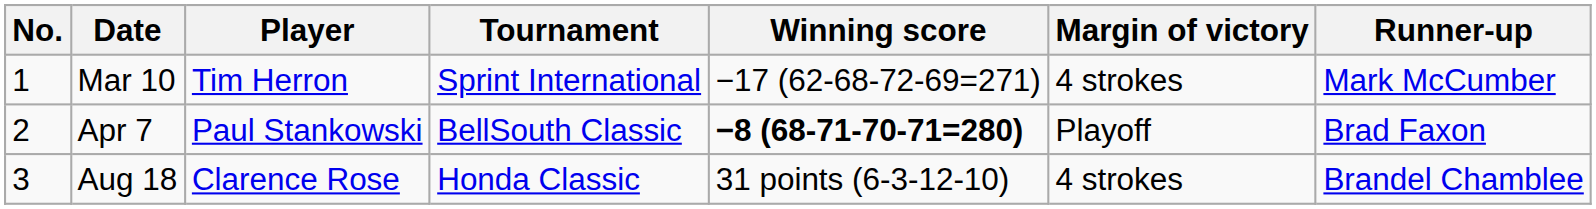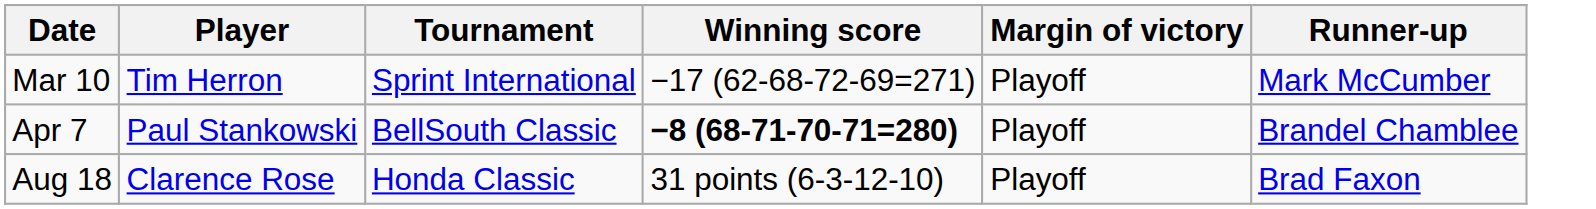- column: (38, 30)
(1119, 80) 4 strokes -> (1038, 80) Playoff
(1405, 130) Brad Faxon -> (1388, 130) Brandel Chamblee
(1119, 180) 4 strokes -> (1038, 180) Playoff
(1454, 180) Brandel Chamblee -> (1339, 180) Brad Faxon
